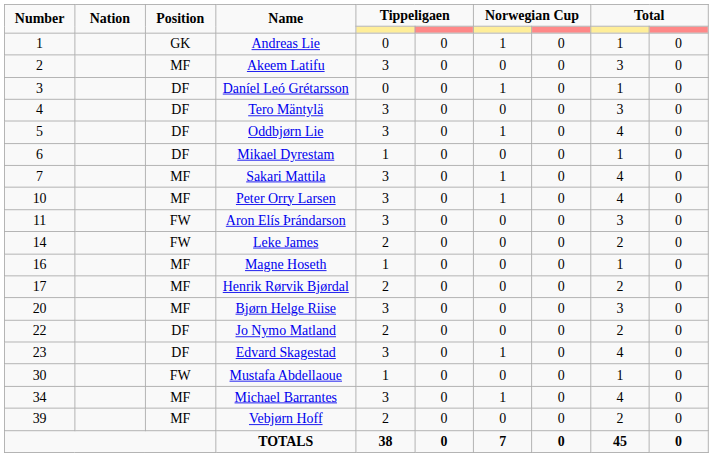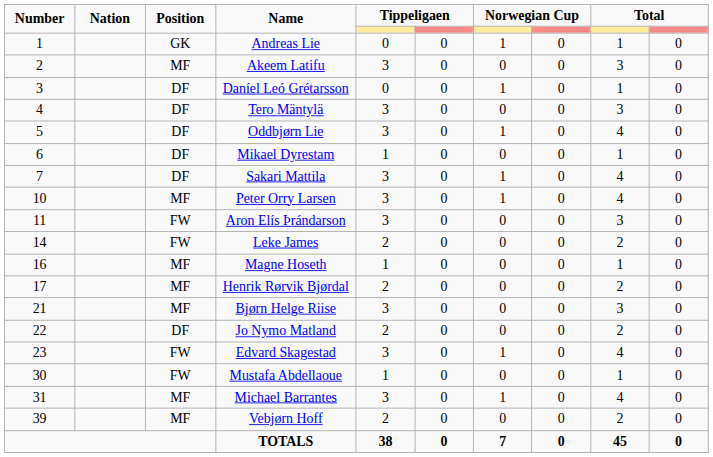(180, 176) MF -> (180, 176) DF
(40, 308) 20 -> (40, 308) 21
(180, 353) DF -> (180, 353) FW
(40, 397) 34 -> (40, 397) 31
